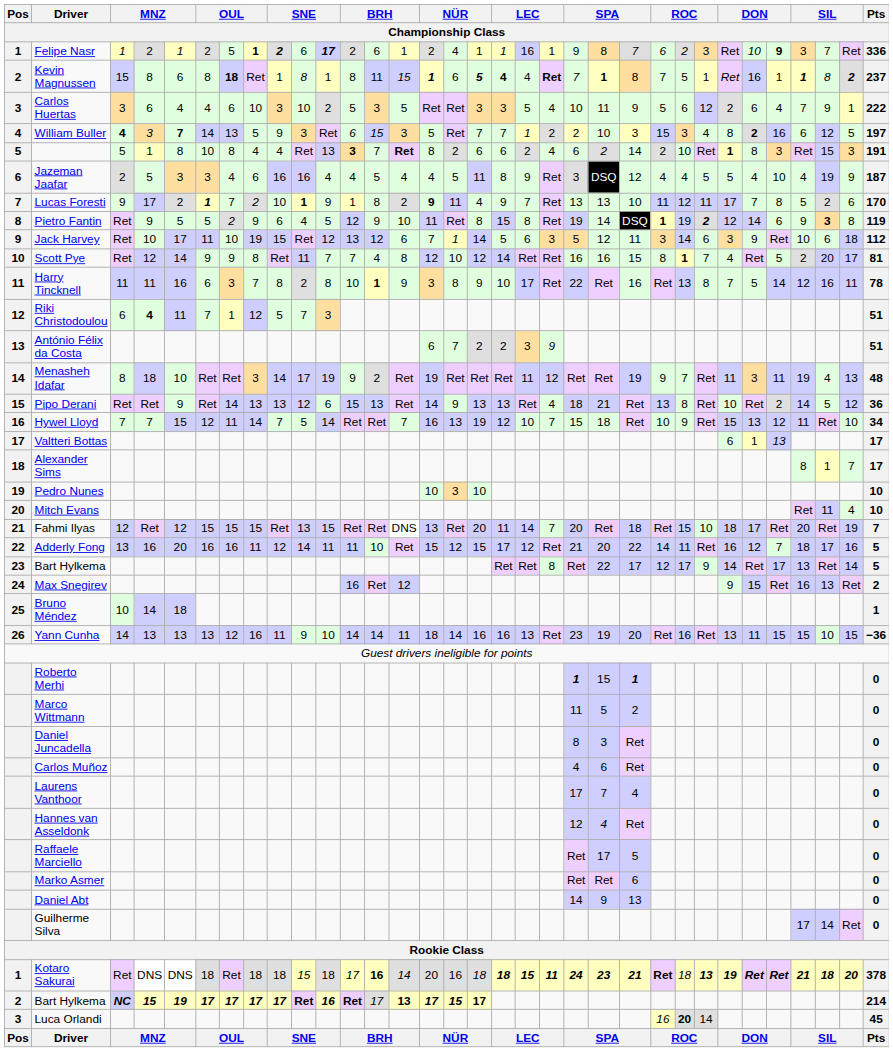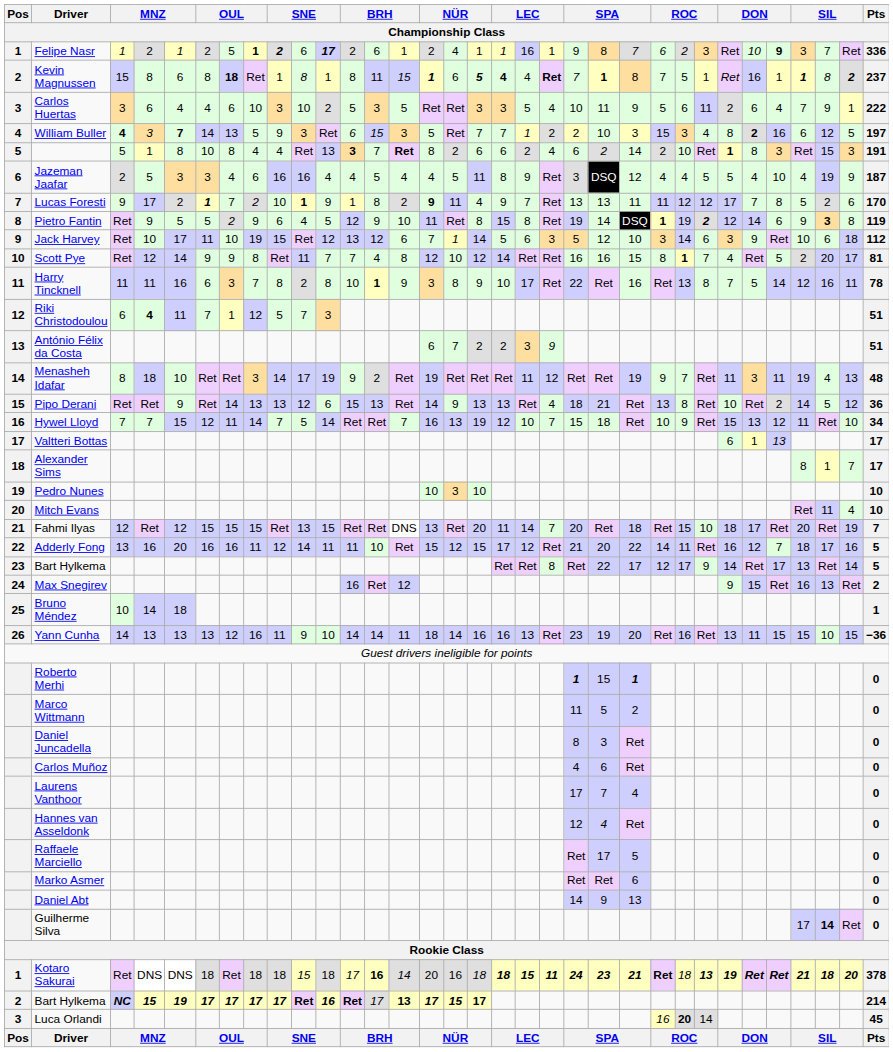(706, 108) 12 -> (706, 108) 11
(635, 202) 10 -> (635, 202) 11
(706, 202) 11 -> (706, 202) 12
(635, 239) 11 -> (635, 239) 10
(827, 924) normal -> (827, 924) bold
